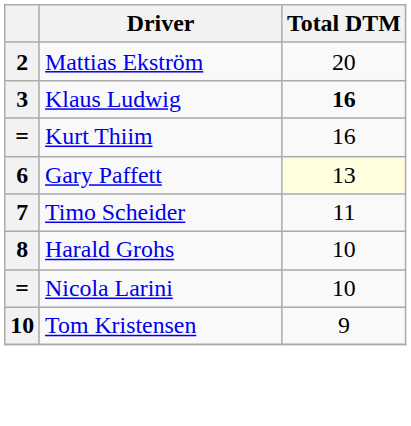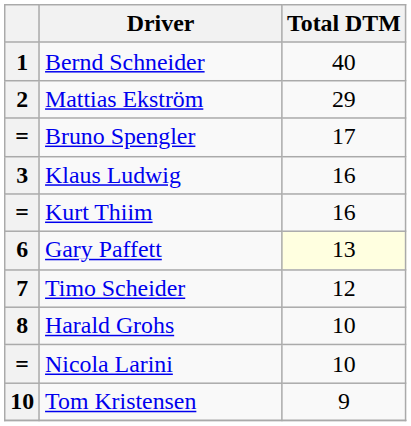+ row: (125, 61)
(344, 61) 20 -> (344, 99) 29
+ row: (120, 136)
(344, 99) bold -> (344, 174) normal
(344, 212) 11 -> (344, 288) 12
